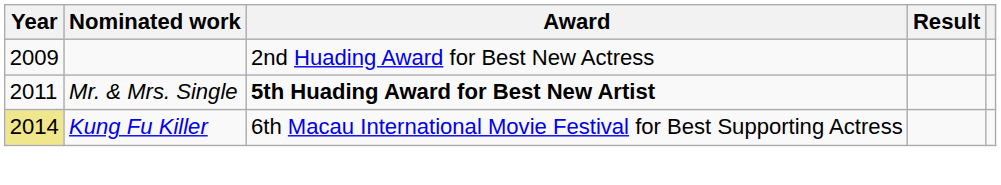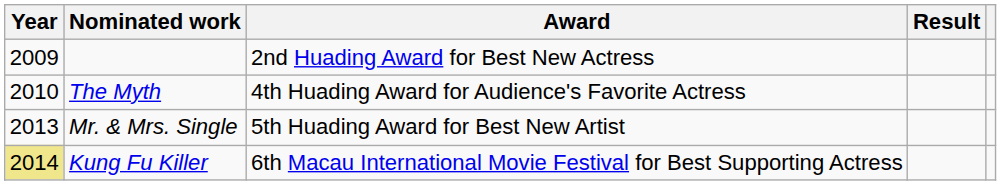+ row: (115, 92)
(34, 92) 2011 -> (34, 127) 2013
(453, 92) bold -> (438, 127) normal
